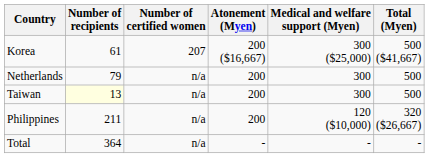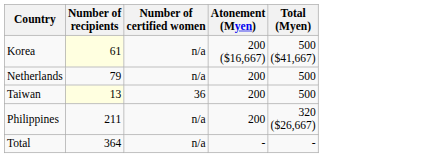- column: (321, 20)
(115, 51) no background -> (115, 51) lightyellow background
(197, 51) 207 -> (198, 51) n/a
(198, 94) n/a -> (200, 94) 36
